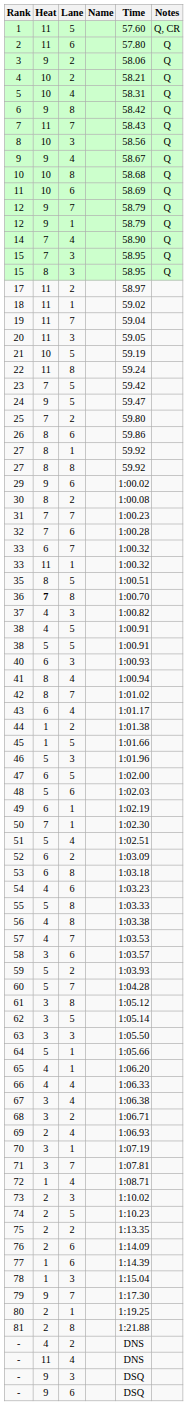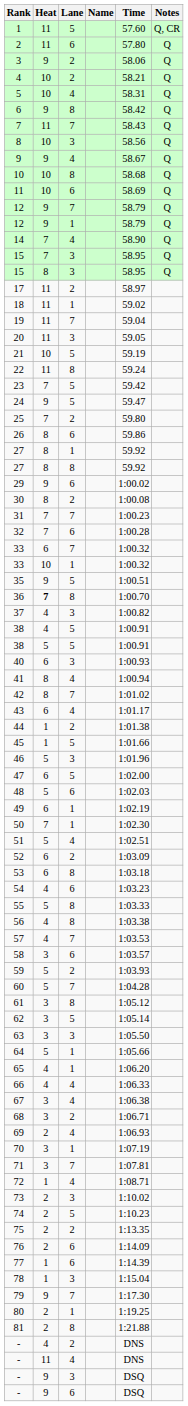(46, 564) 11 -> (46, 564) 10
(46, 581) 8 -> (46, 581) 9
